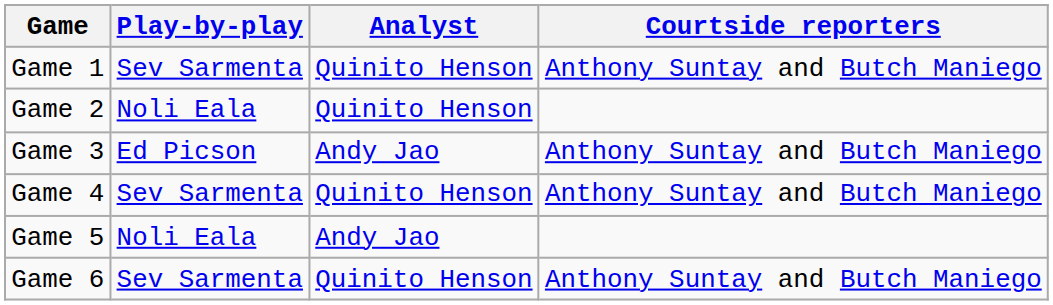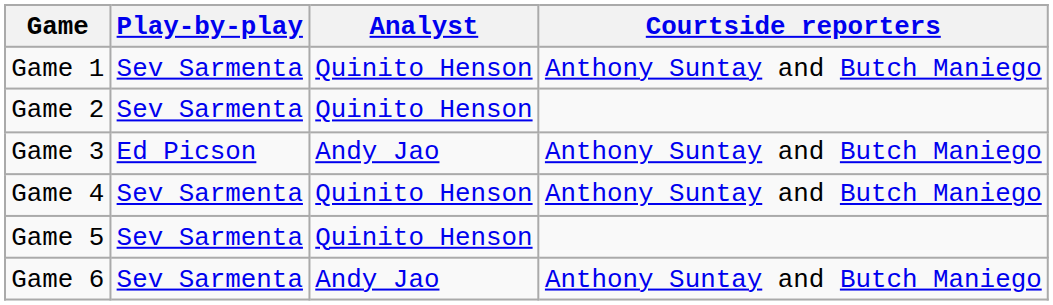(186, 110) Noli Eala -> (210, 110) Sev Sarmenta
(186, 237) Noli Eala -> (210, 237) Sev Sarmenta
(377, 237) Andy Jao -> (424, 237) Quinito Henson
(424, 279) Quinito Henson -> (377, 279) Andy Jao
